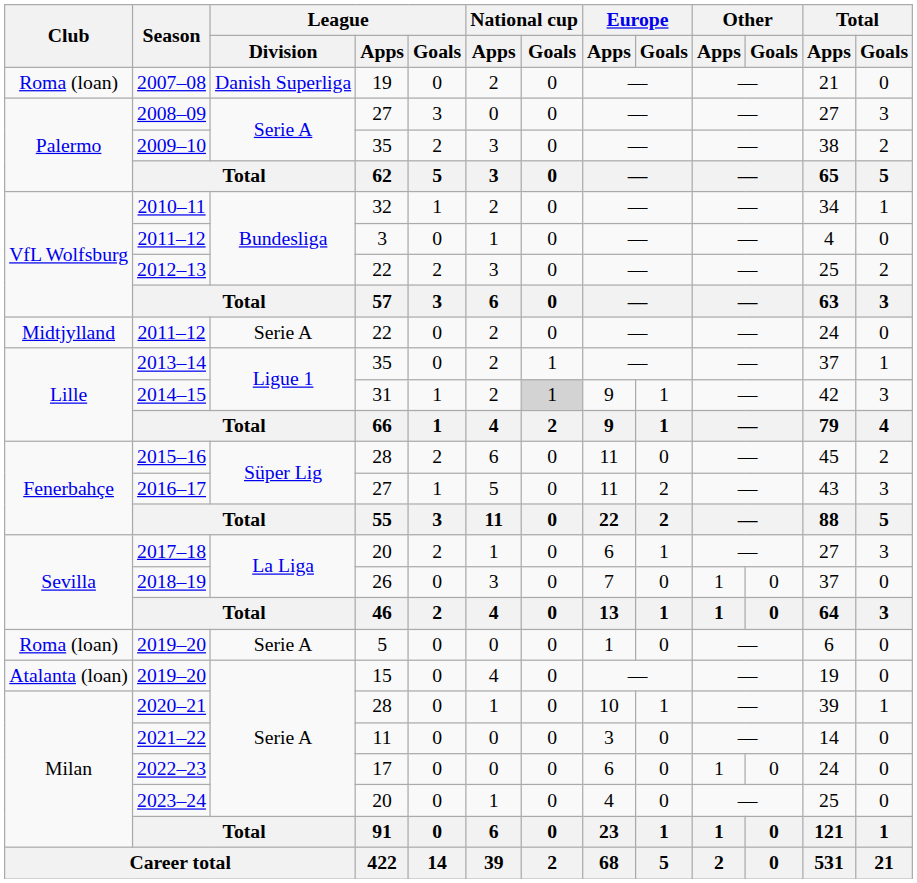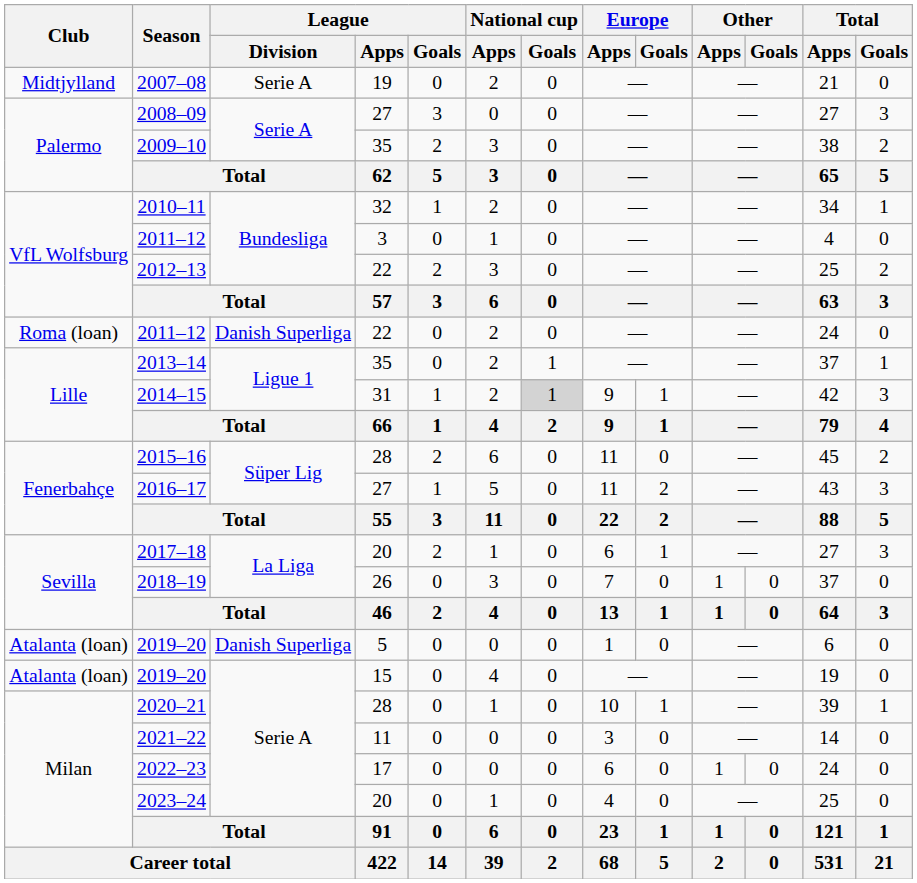(69, 82) Roma (loan) -> (69, 82) Midtjylland
(283, 82) Danish Superliga -> (283, 82) Serie A
(69, 332) Midtjylland -> (69, 332) Roma (loan)
(283, 332) Serie A -> (283, 332) Danish Superliga
(69, 644) Roma (loan) -> (69, 644) Atalanta (loan)
(283, 644) Serie A -> (283, 644) Danish Superliga
